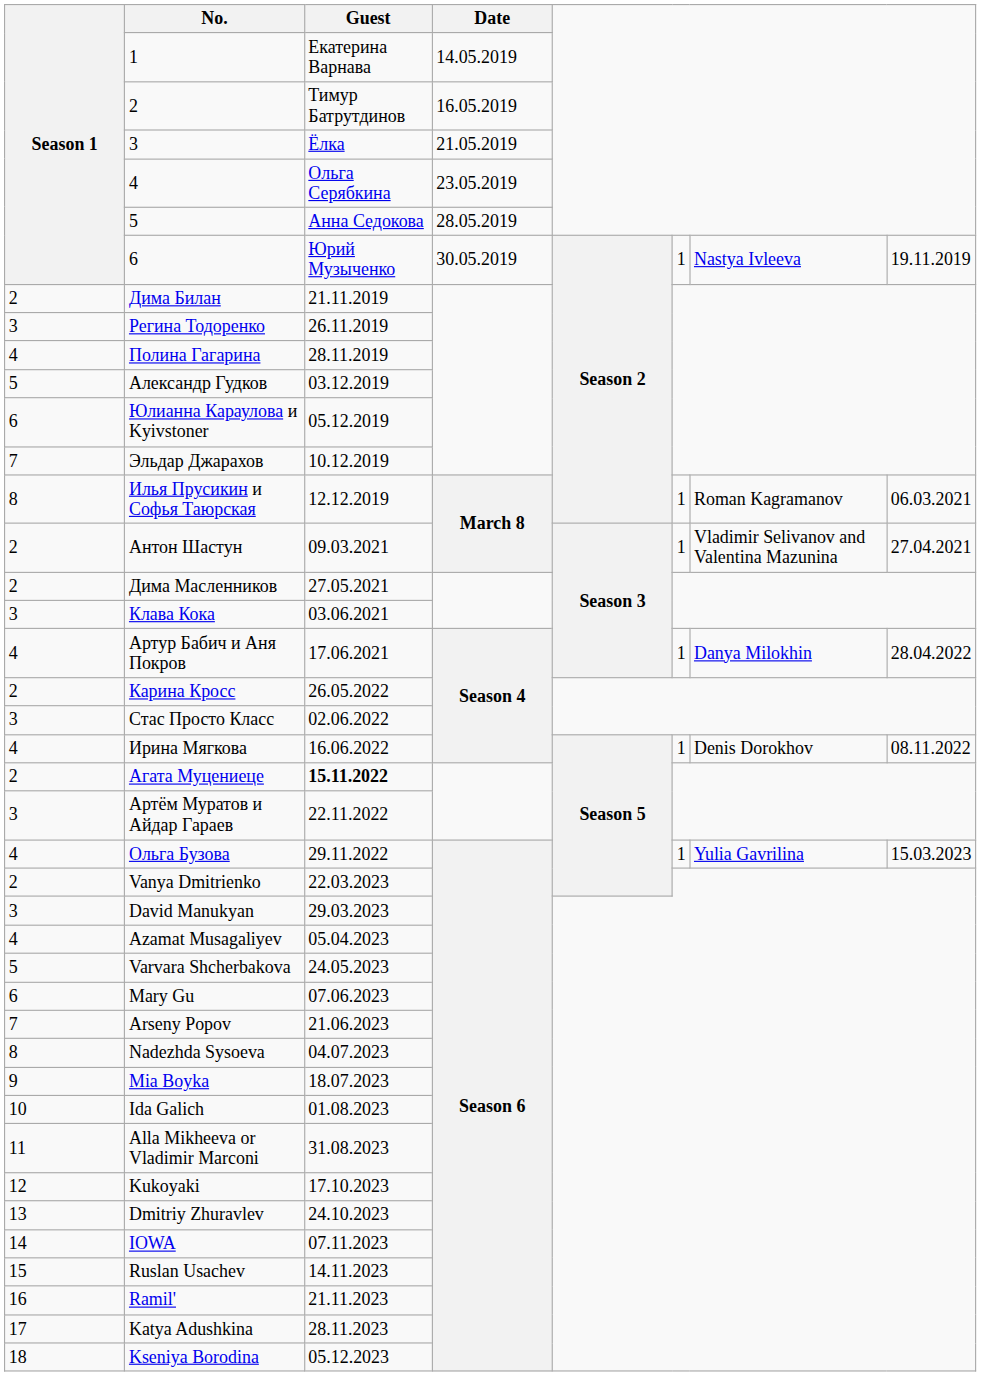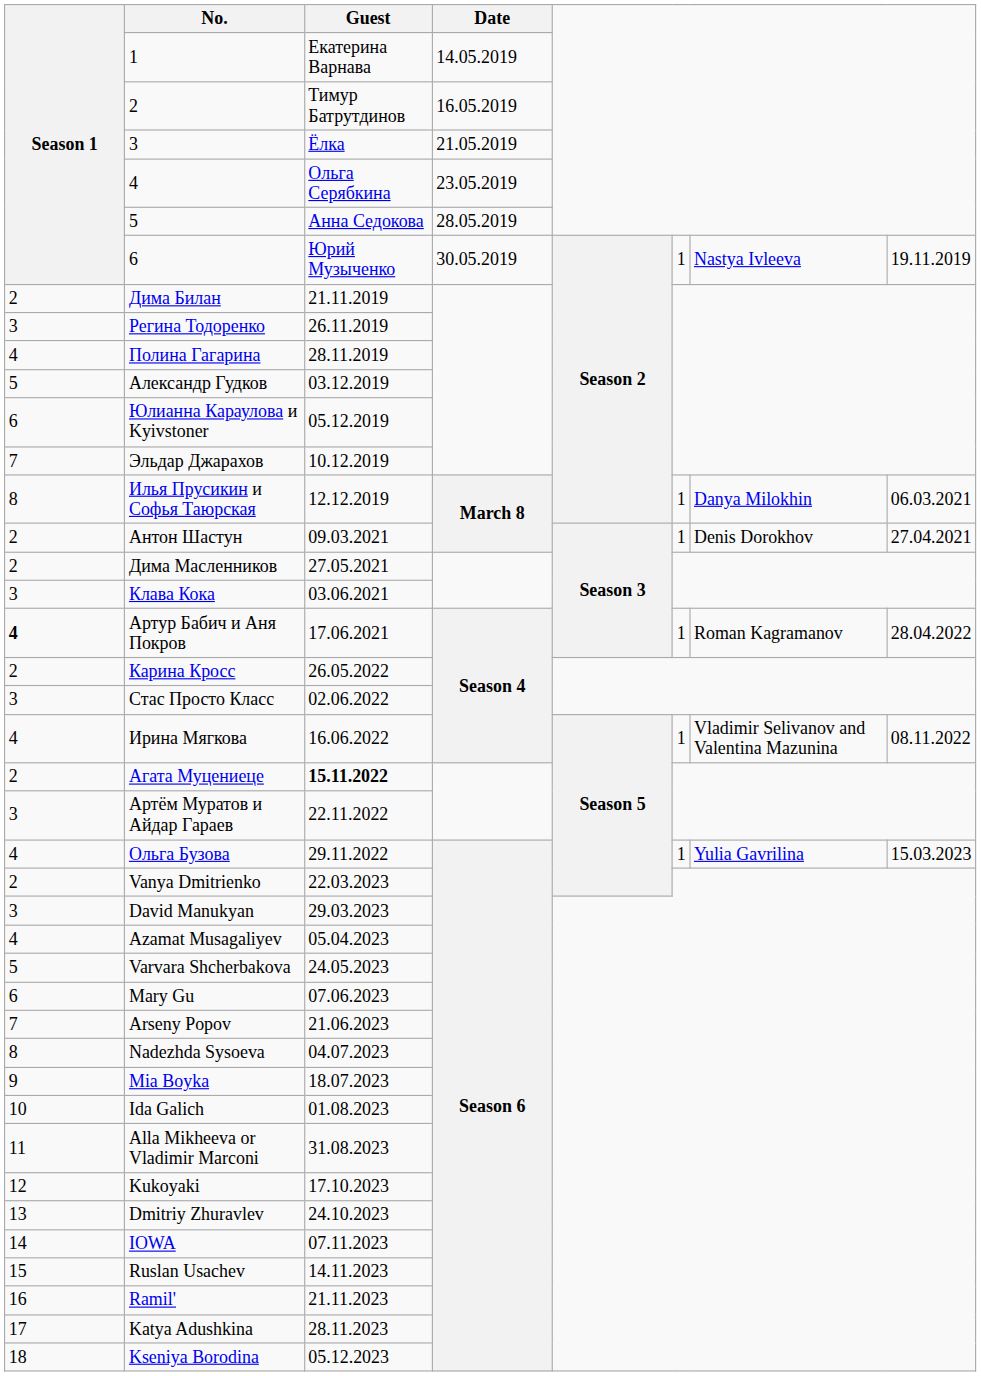(768, 499) Roman Kagramanov -> (753, 499) Danya Milokhin
(780, 547) Vladimir Selivanov and Valentina Mazunina -> (753, 537) Denis Dorokhov
(13, 653) normal -> (13, 632) bold
(753, 653) Danya Milokhin -> (768, 632) Roman Kagramanov
(753, 748) Denis Dorokhov -> (780, 738) Vladimir Selivanov and Valentina Mazunina
